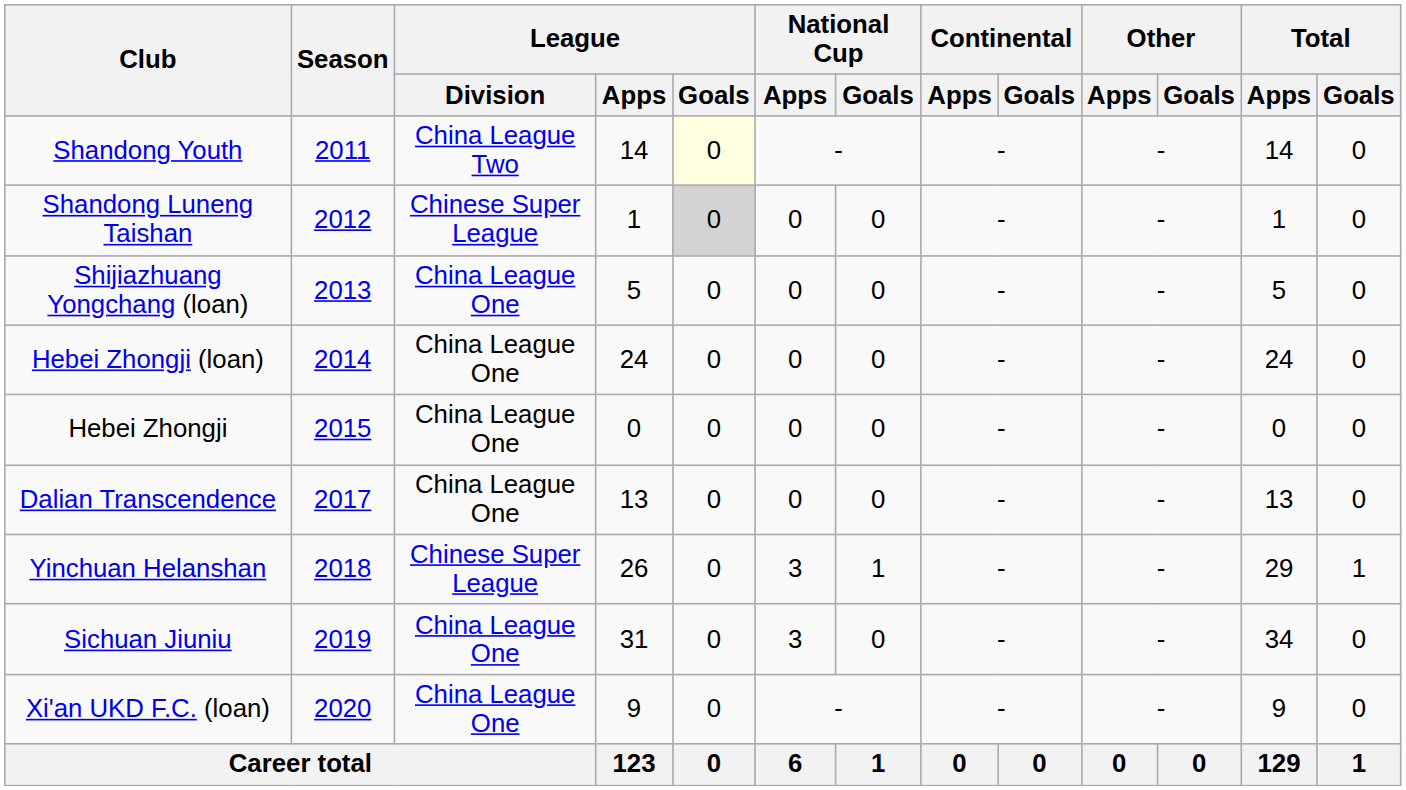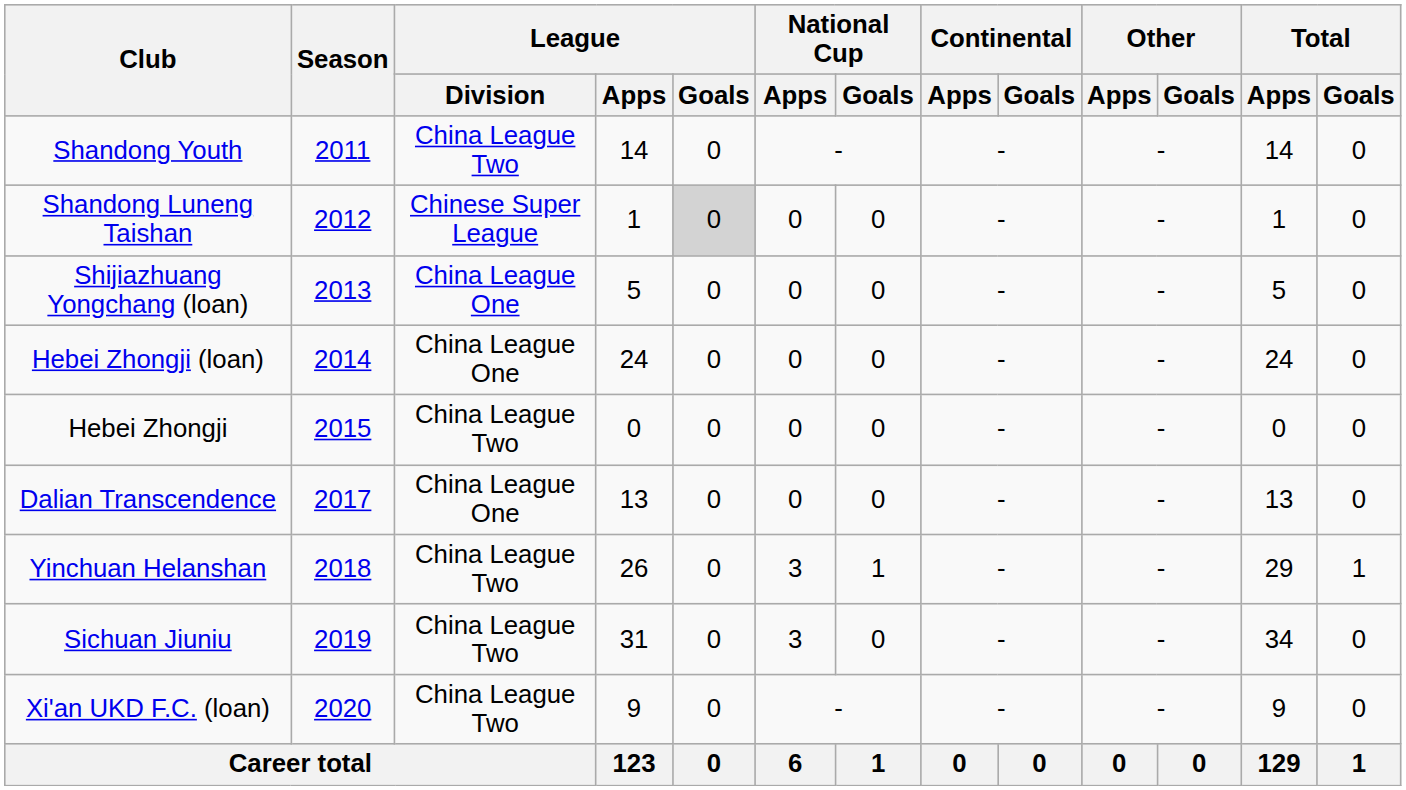(714, 150) lightyellow background -> (714, 150) no background
(495, 429) China League One -> (495, 429) China League Two
(495, 569) Chinese Super League -> (495, 569) China League Two
(495, 638) China League One -> (495, 638) China League Two
(495, 708) China League One -> (495, 708) China League Two
